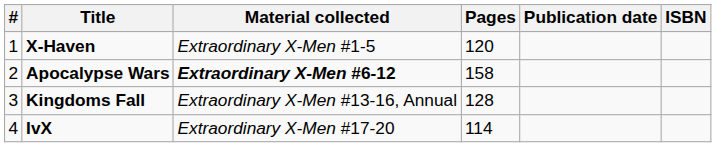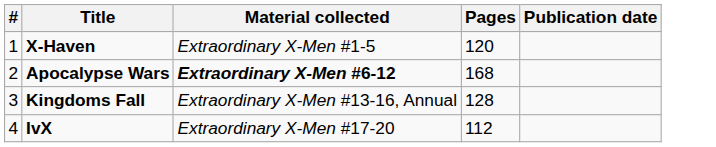- column: (686, 18)
(479, 73) 158 -> (479, 73) 168
(479, 127) 114 -> (479, 127) 112
